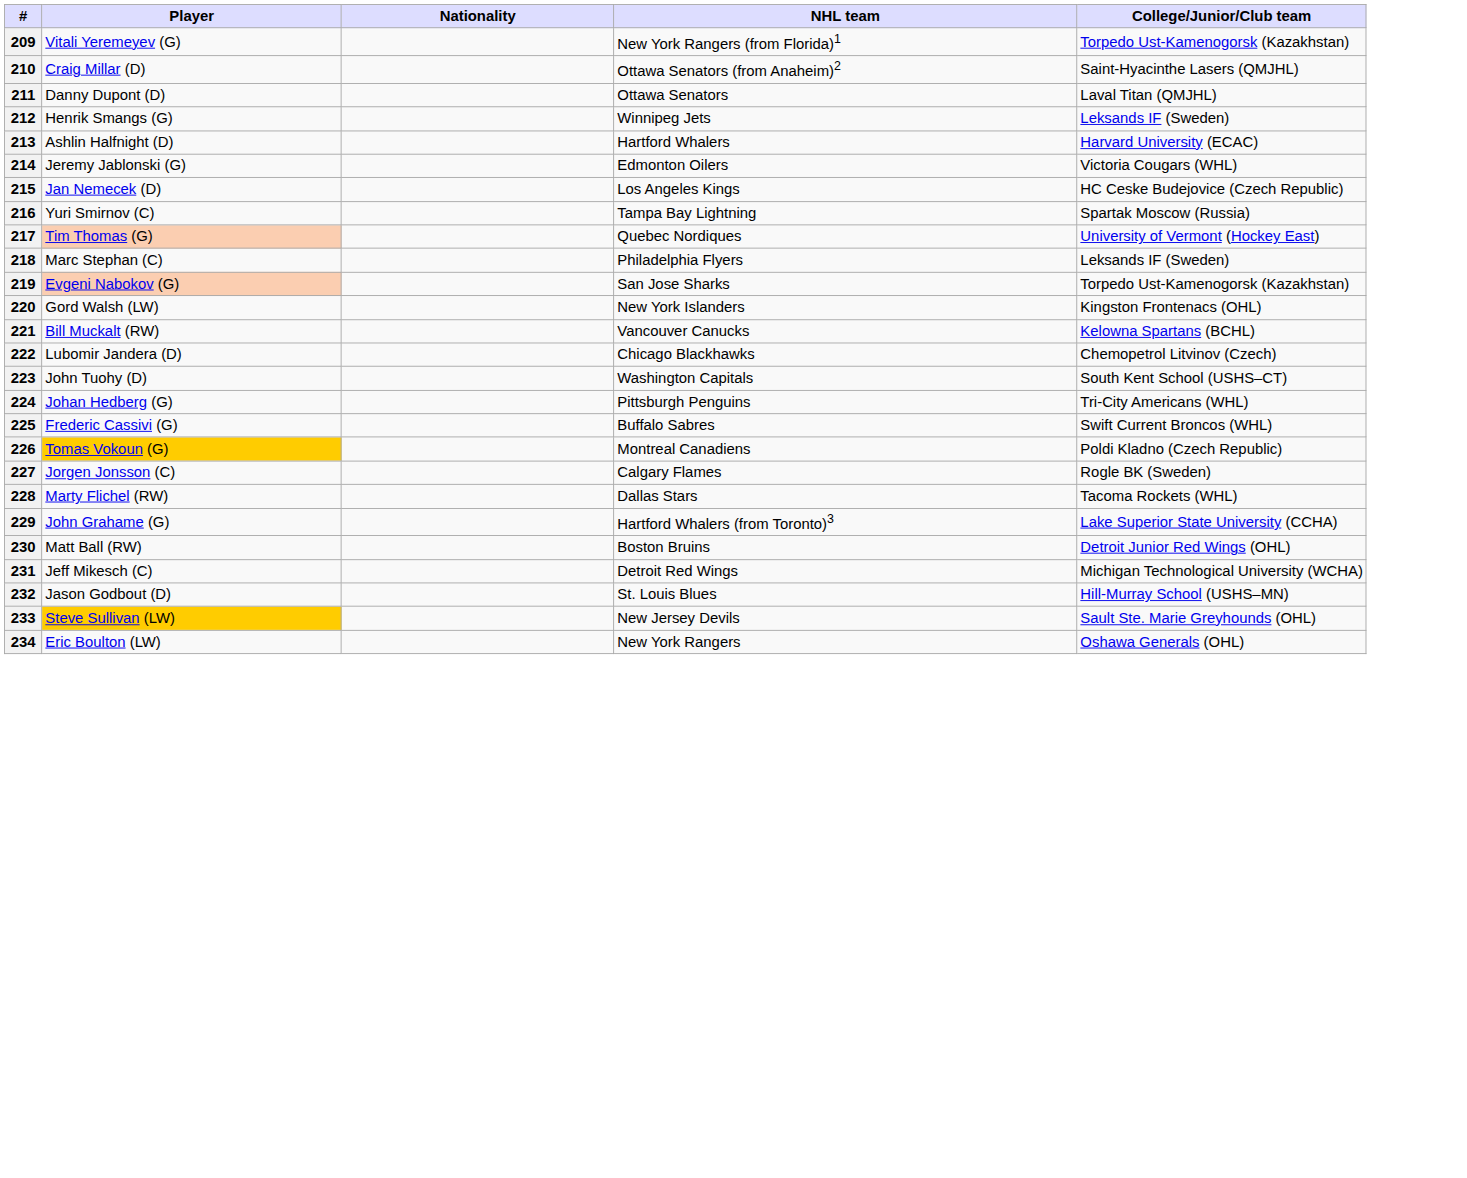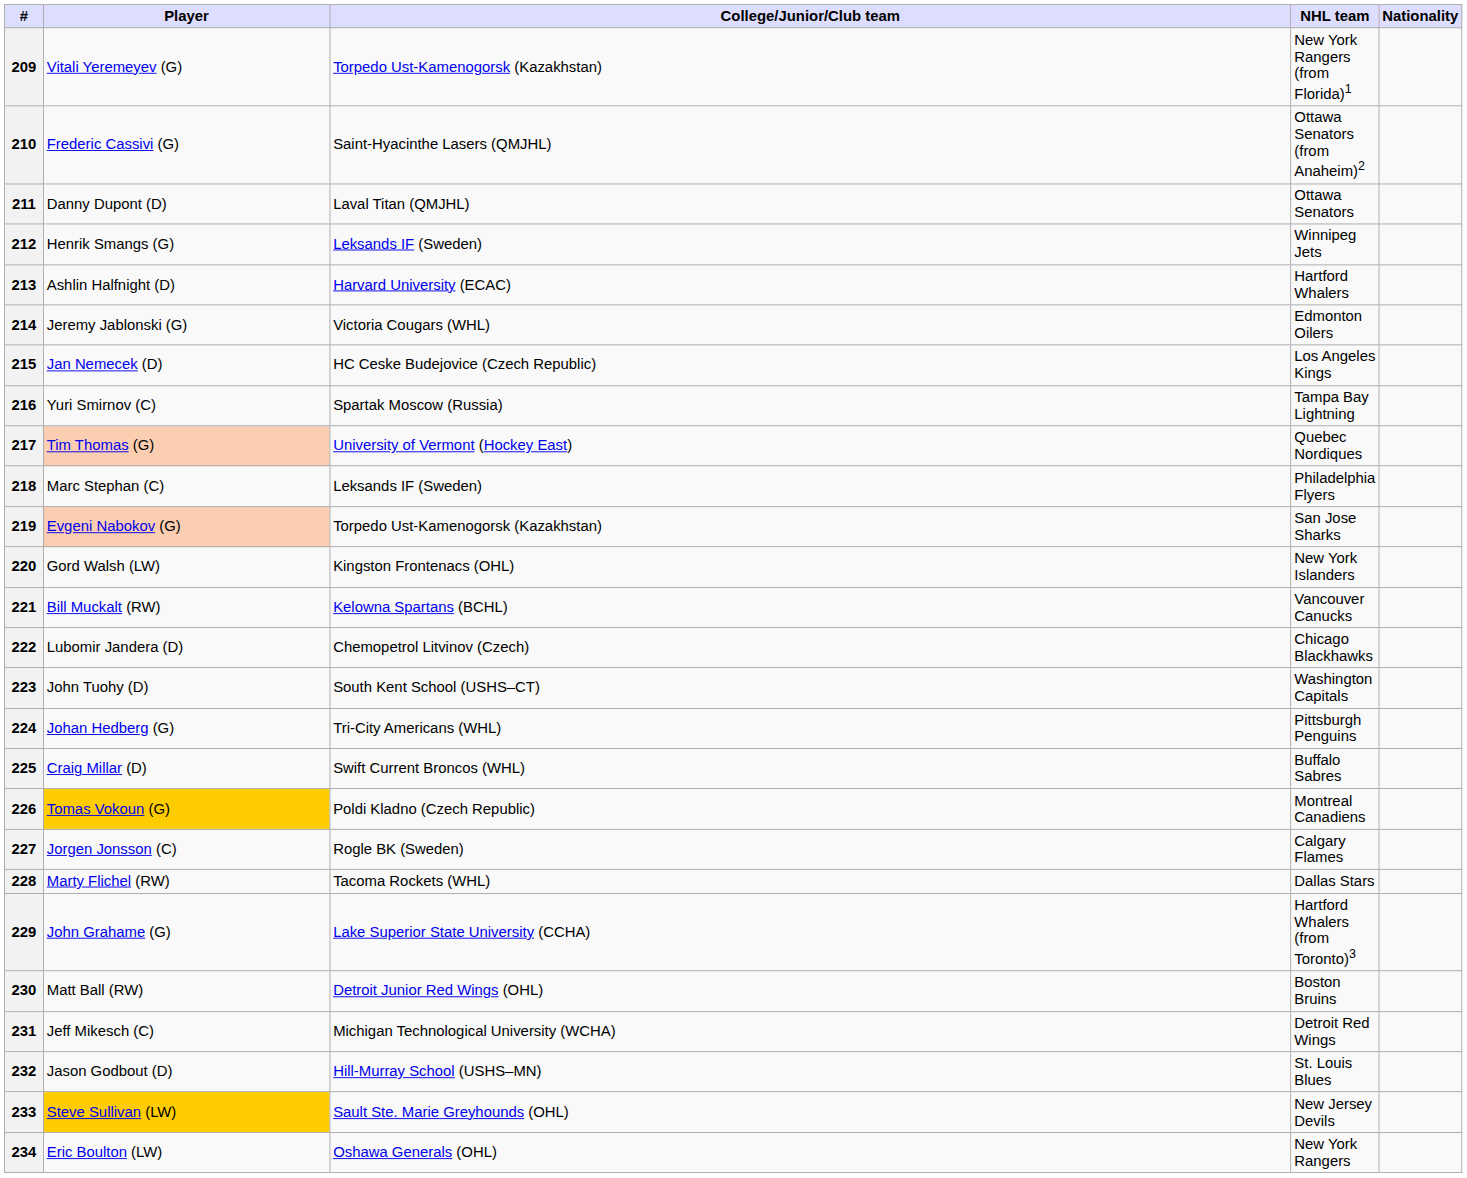columns swapped: (478, 16) <-> (1222, 16)
(95, 69) Craig Millar (D) -> (113, 144) Frederic Cassivi (G)
(111, 425) Frederic Cassivi (G) -> (97, 768) Craig Millar (D)
